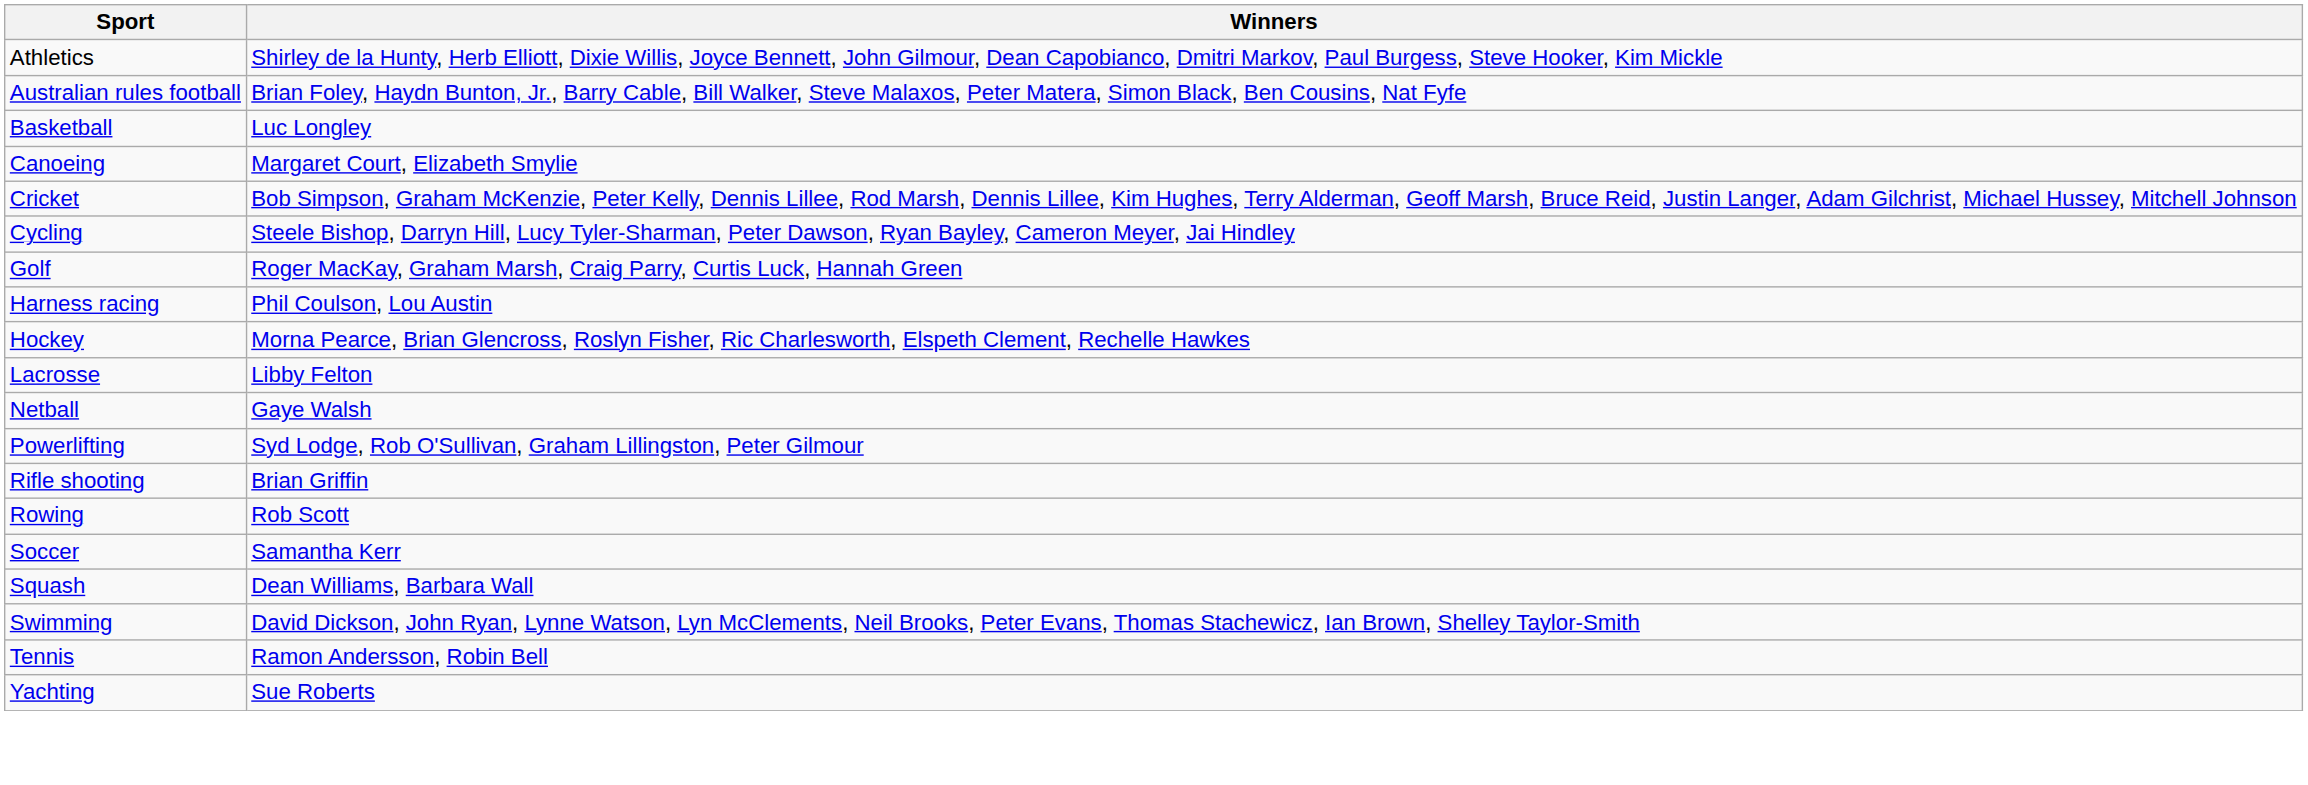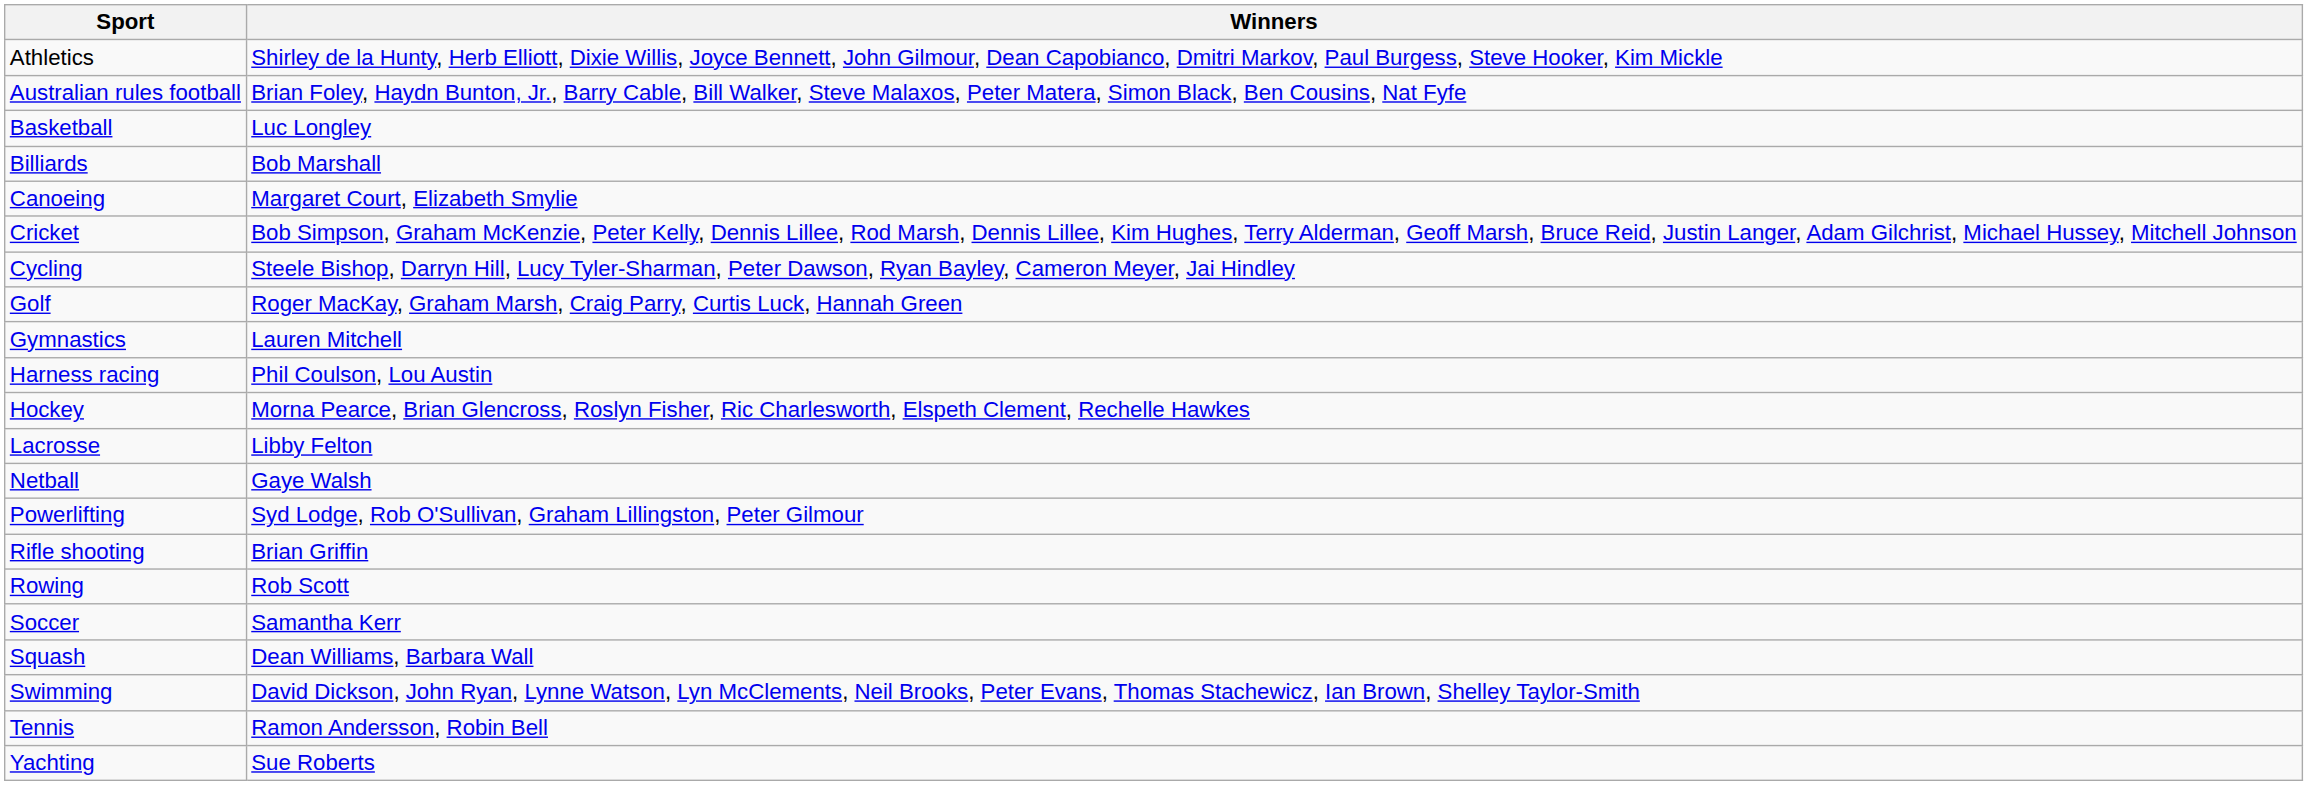+ row: (49, 163)
+ row: (68, 339)
